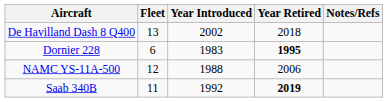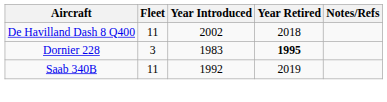(153, 32) 13 -> (153, 32) 11
(153, 50) 6 -> (153, 50) 3
- row: (71, 69)
(289, 87) bold -> (289, 69) normal
